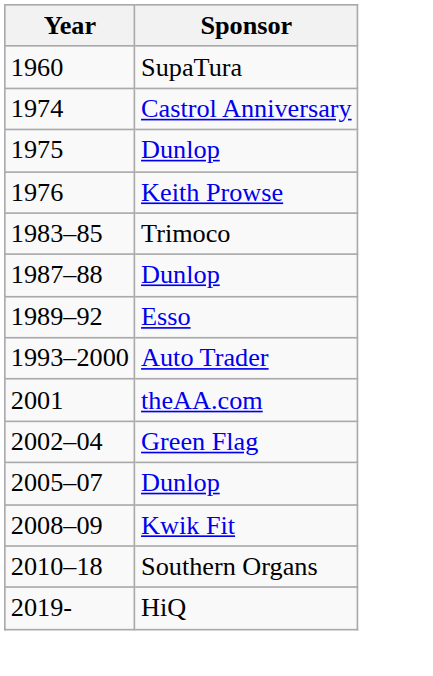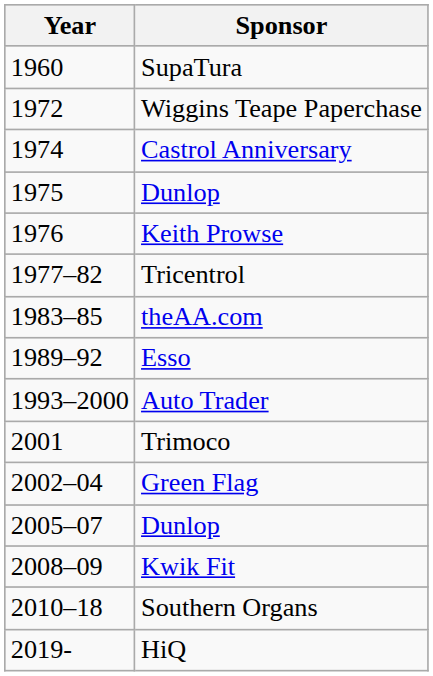+ row: (37, 108)
+ row: (57, 274)
(186, 233) Trimoco -> (202, 316) theAA.com
- row: (57, 274)
(202, 399) theAA.com -> (186, 441) Trimoco
